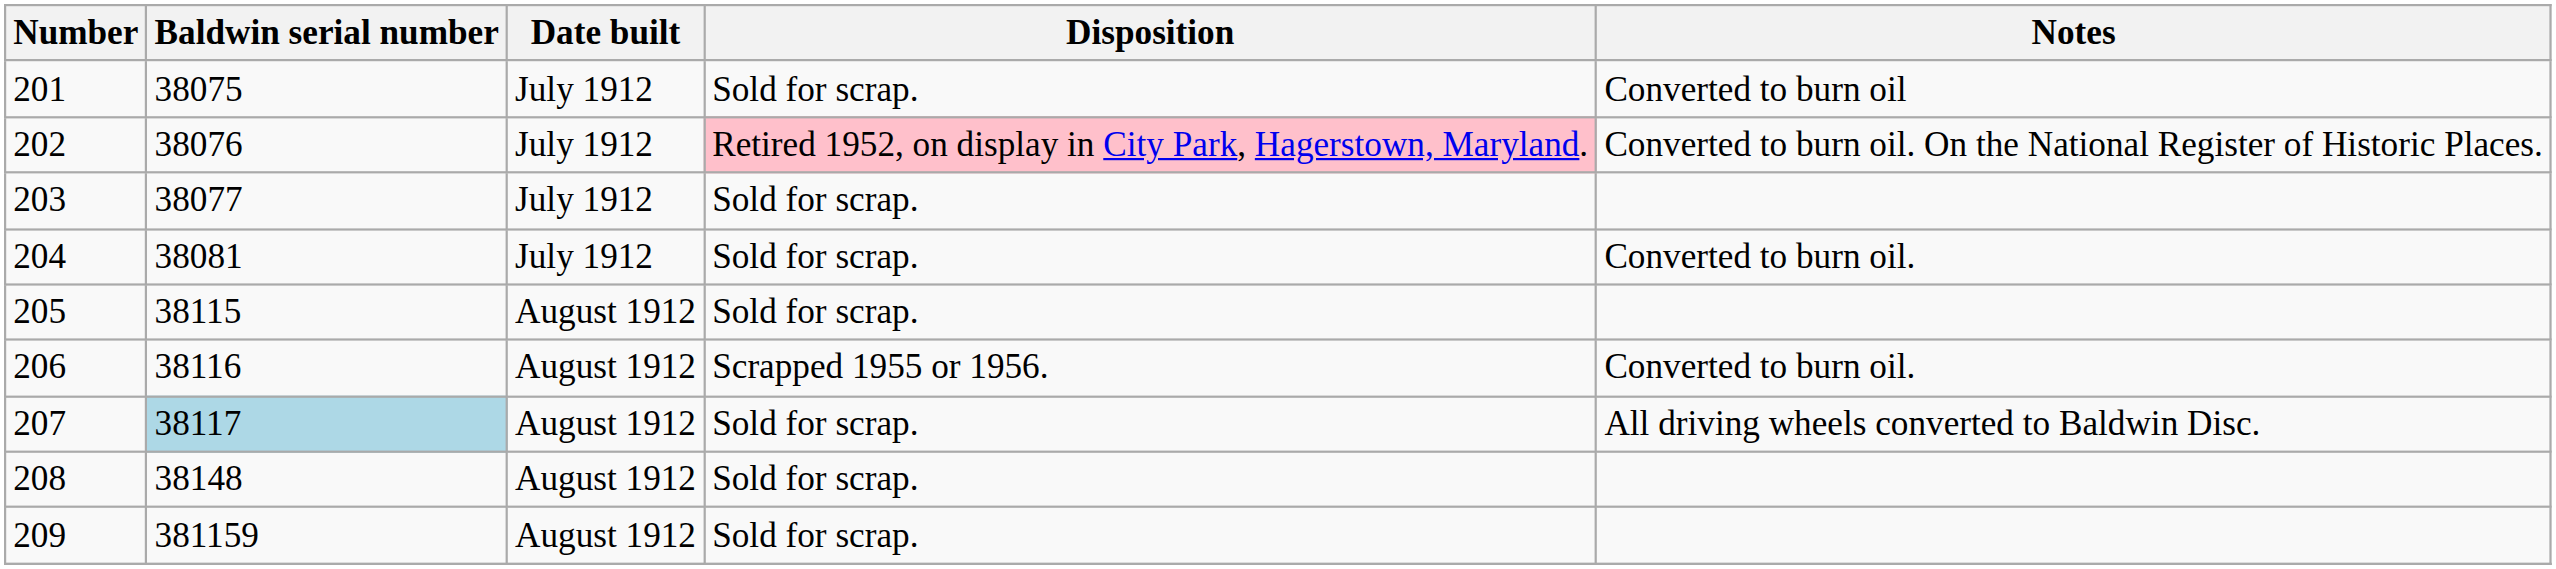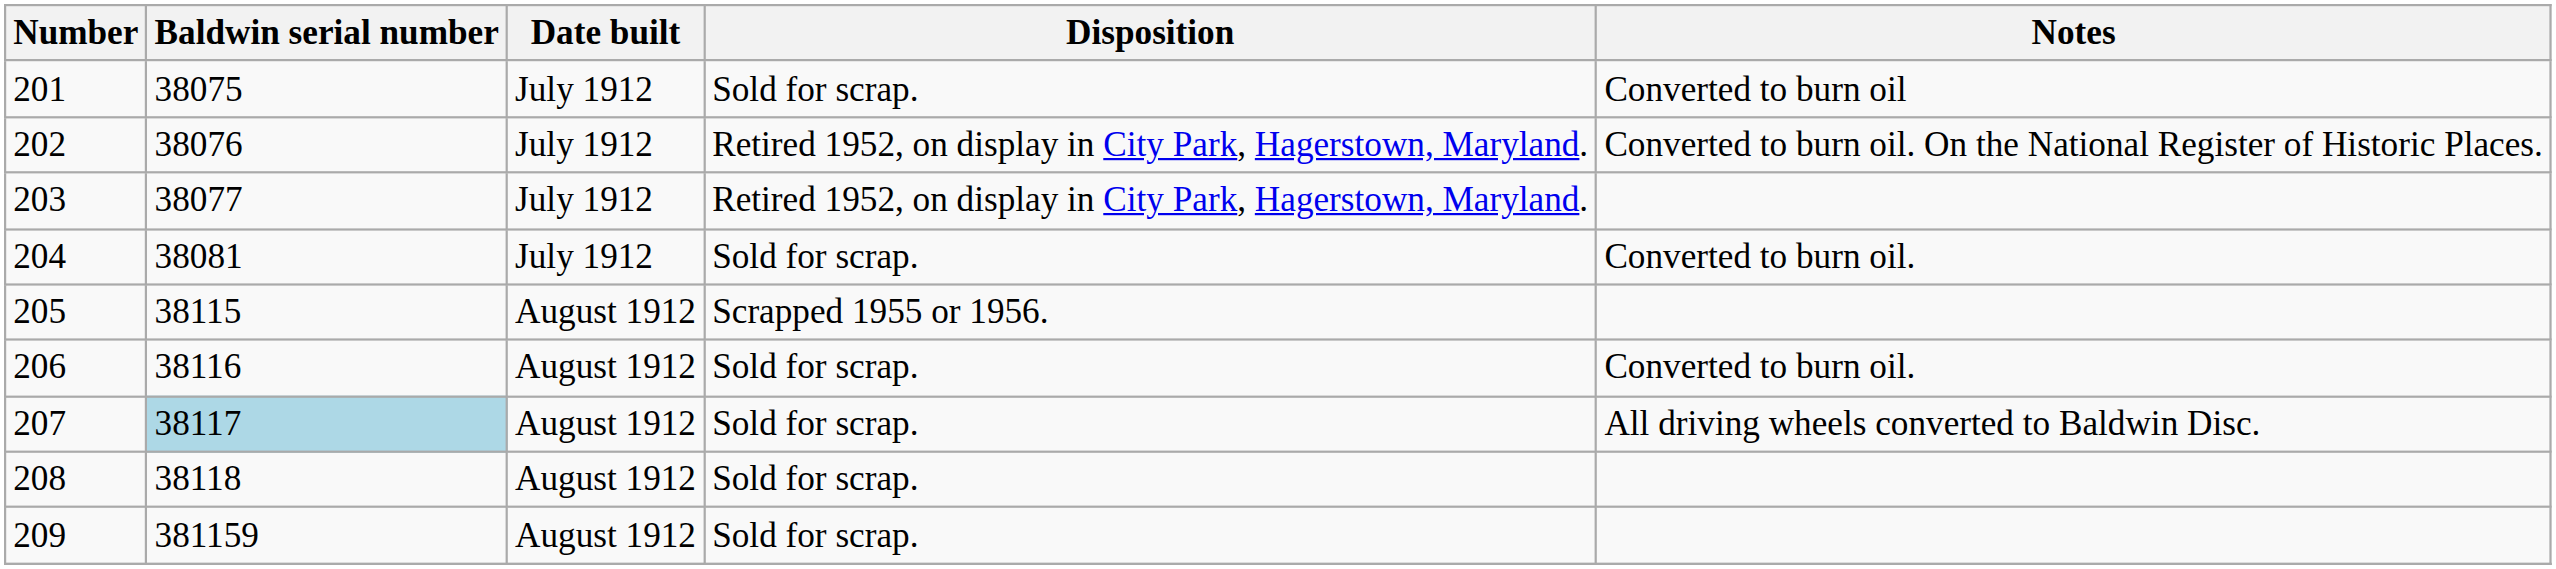(1150, 144) pink background -> (1150, 144) no background
(815, 199) Sold for scrap. -> (1150, 199) Retired 1952, on display in City Park, Hagerstown, Maryland.
(815, 311) Sold for scrap. -> (880, 311) Scrapped 1955 or 1956.
(880, 367) Scrapped 1955 or 1956. -> (815, 367) Sold for scrap.
(199, 479) 38148 -> (198, 479) 38118
